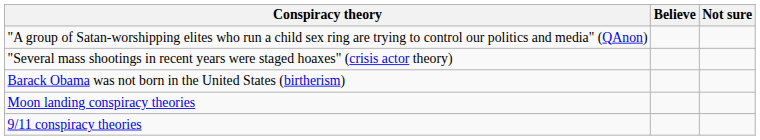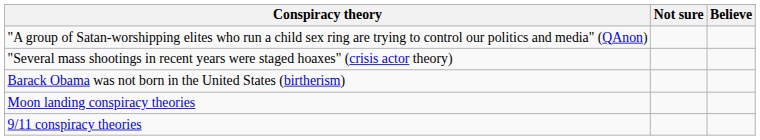columns swapped: (675, 15) <-> (727, 15)
